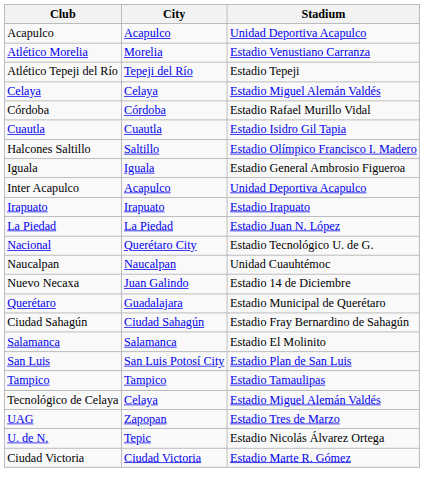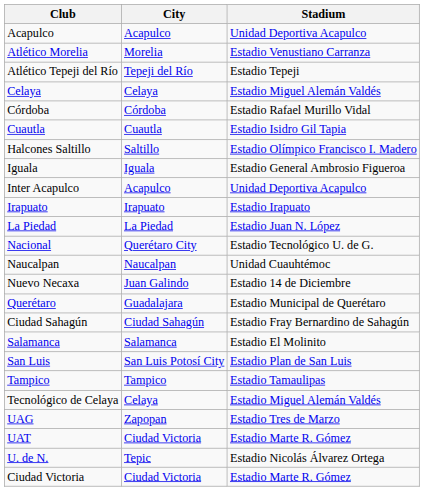+ row: (19, 438)
